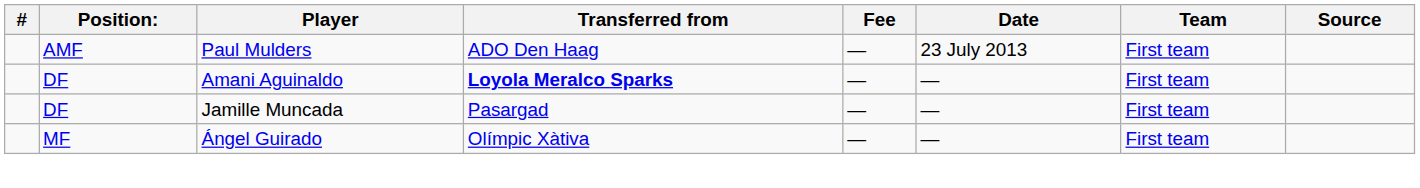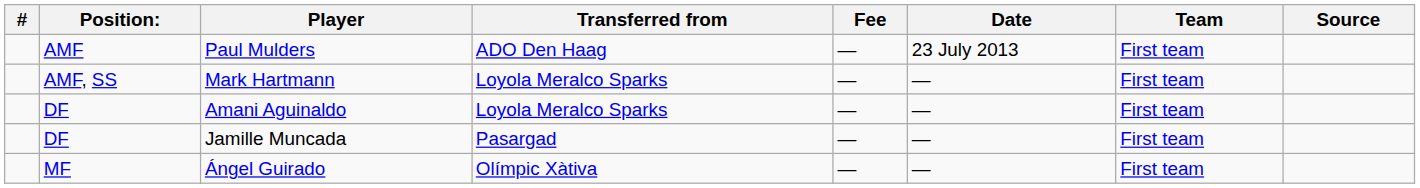+ row: (270, 79)
(570, 79) bold -> (572, 109) normal
